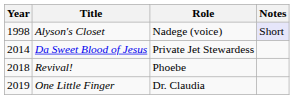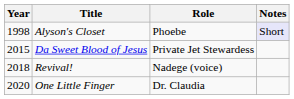(187, 31) Nadege (voice) -> (169, 31) Phoebe
(18, 49) 2014 -> (18, 49) 2015
(169, 67) Phoebe -> (187, 67) Nadege (voice)
(18, 85) 2019 -> (18, 85) 2020
